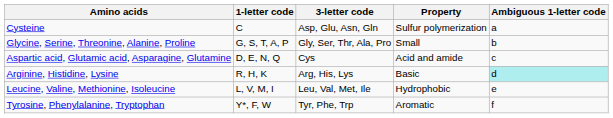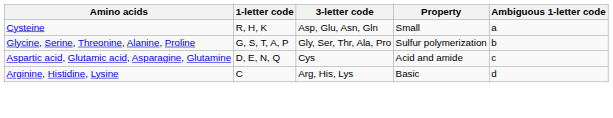(239, 27) C -> (251, 27) R, H, K
(441, 27) Sulfur polymerization -> (408, 27) Small
(408, 43) Small -> (441, 43) Sulfur polymerization
(251, 74) R, H, K -> (239, 74) C
(494, 74) paleturquoise background -> (494, 74) no background
- row: (91, 89)
- row: (86, 105)
